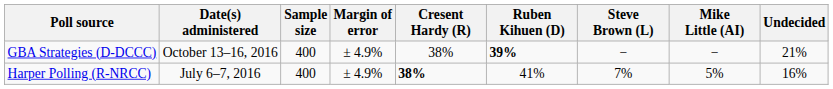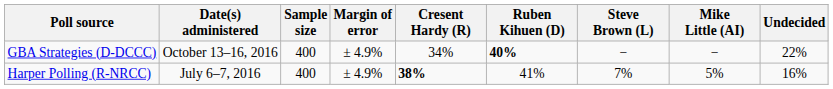(441, 52) 38% -> (441, 52) 34%
(503, 52) 39% -> (503, 52) 40%
(794, 52) 21% -> (794, 52) 22%
